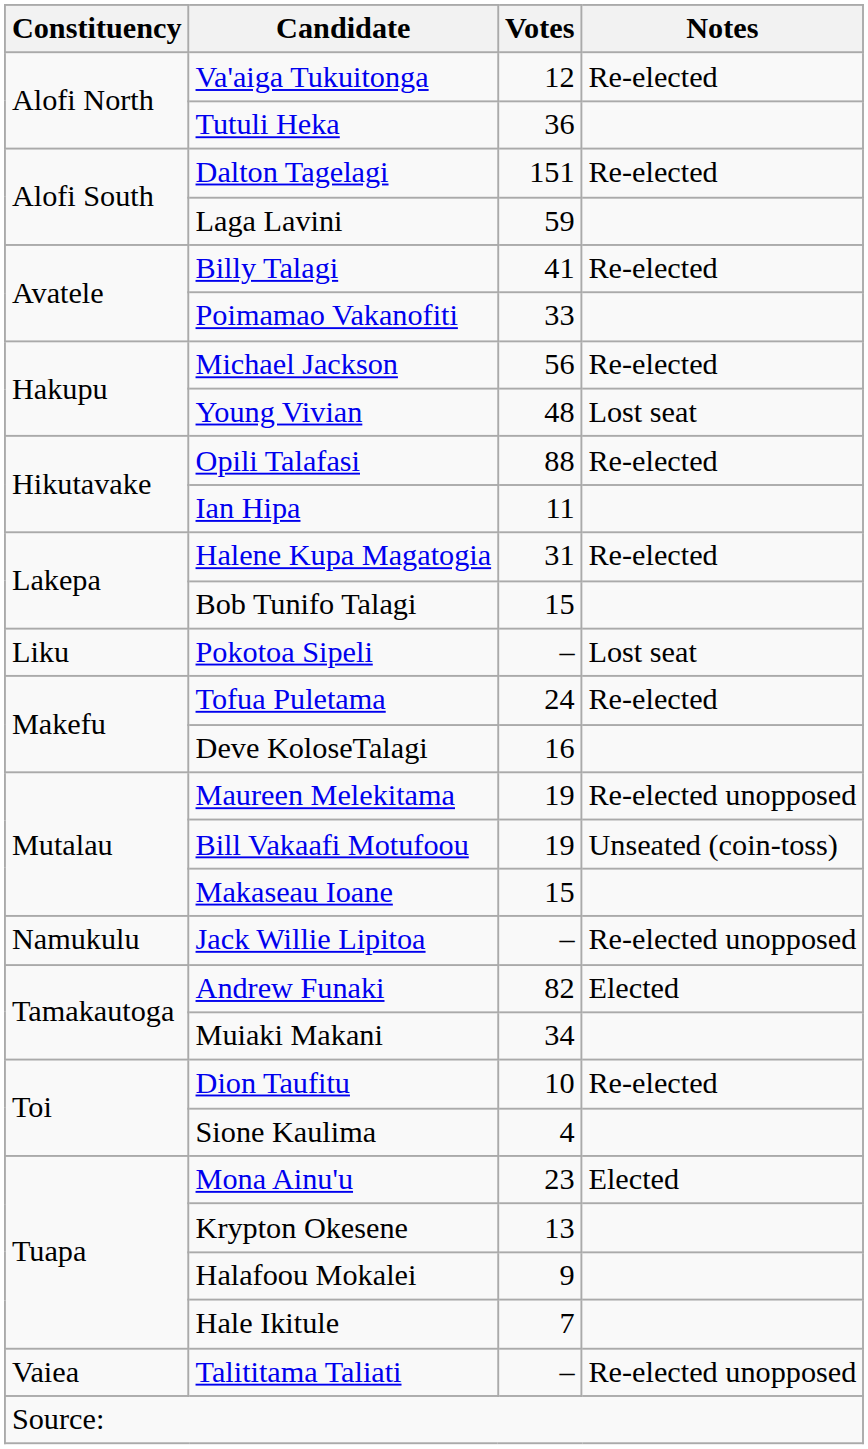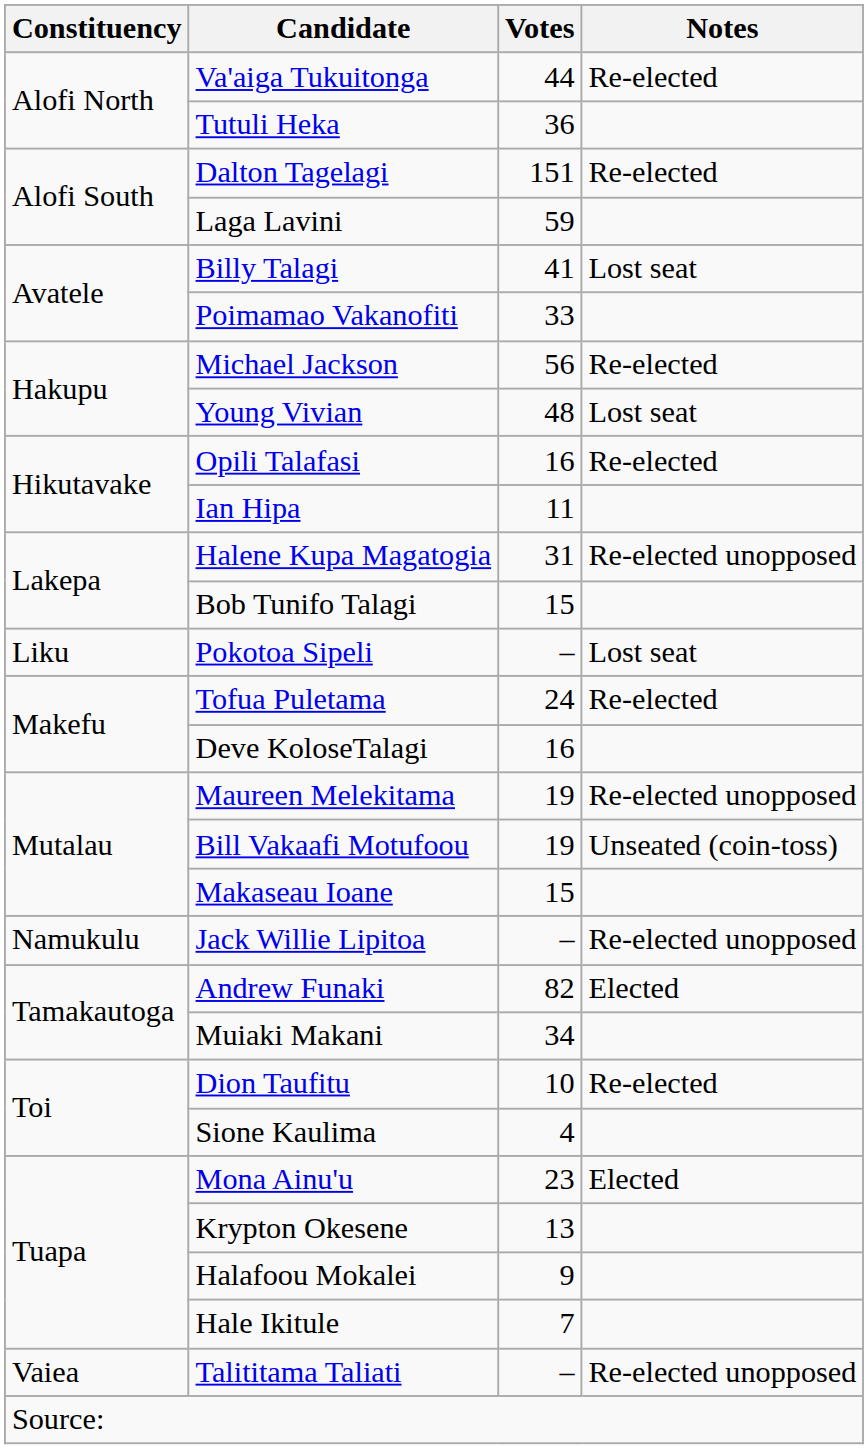(559, 76) 12 -> (559, 76) 44
(653, 268) Re-elected -> (643, 268) Lost seat
(559, 460) 88 -> (559, 460) 16
(653, 556) Re-elected -> (722, 556) Re-elected unopposed
